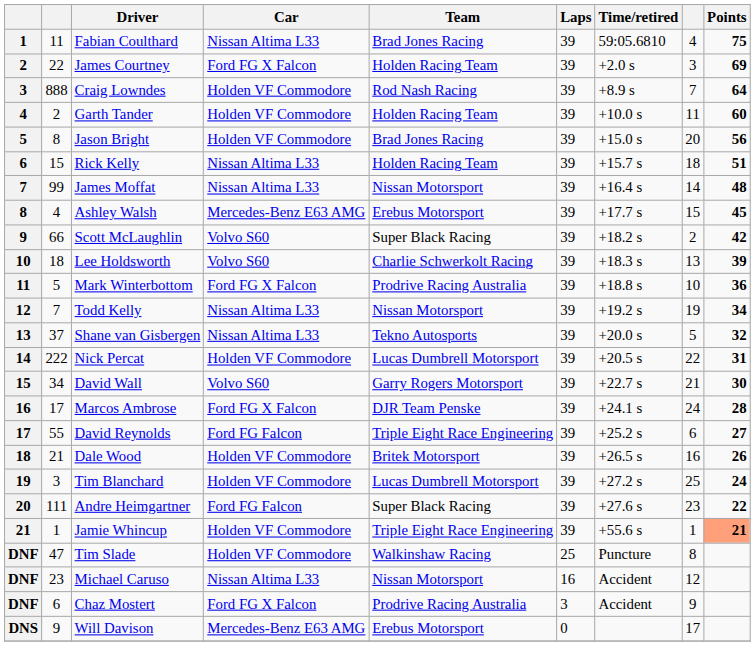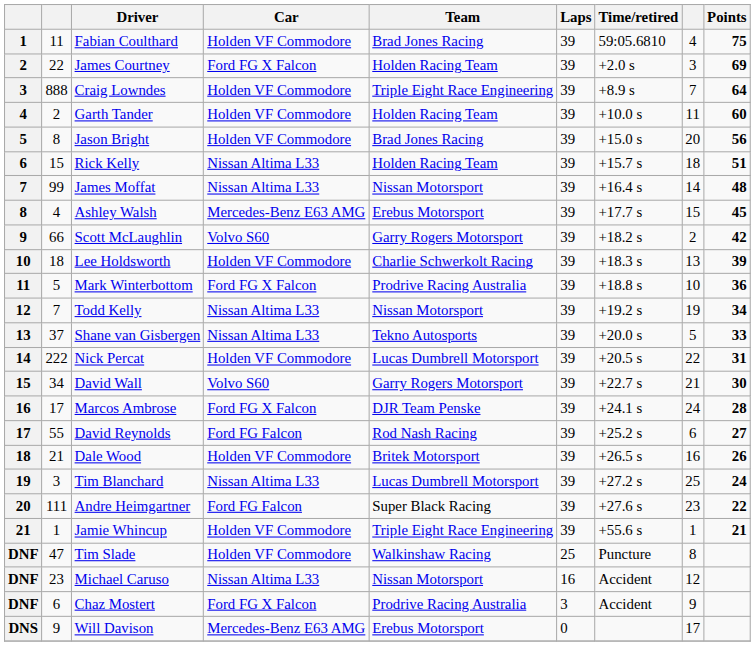(263, 41) Nissan Altima L33 -> (279, 41) Holden VF Commodore
(425, 90) Rod Nash Racing -> (463, 90) Triple Eight Race Engineering
(432, 237) Super Black Racing -> (448, 237) Garry Rogers Motorsport
(238, 261) Volvo S60 -> (279, 261) Holden VF Commodore
(739, 335) 32 -> (739, 335) 33
(463, 432) Triple Eight Race Engineering -> (425, 432) Rod Nash Racing
(279, 481) Holden VF Commodore -> (263, 481) Nissan Altima L33
(739, 530) lightsalmon background -> (739, 530) no background
